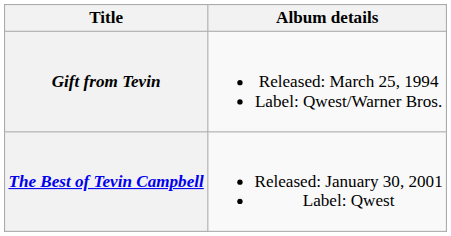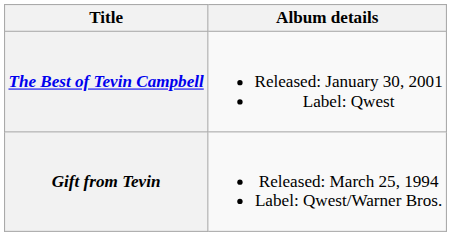rows swapped: (106, 81) <-> (106, 181)
